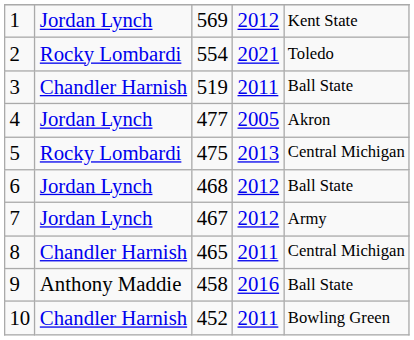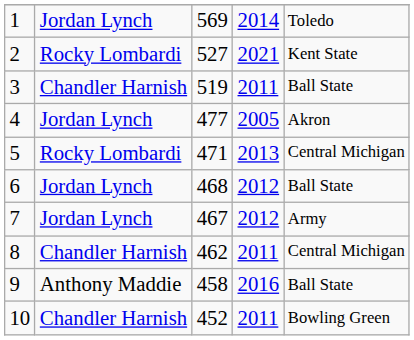(258, 20) 2012 -> (258, 20) 2014
(323, 20) Kent State -> (311, 20) Toledo
(212, 53) 554 -> (212, 53) 527
(311, 53) Toledo -> (323, 53) Kent State
(212, 152) 475 -> (212, 152) 471
(212, 251) 465 -> (212, 251) 462
